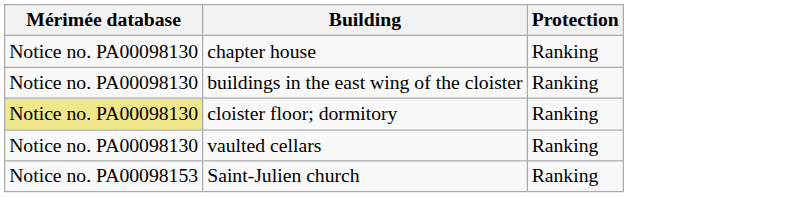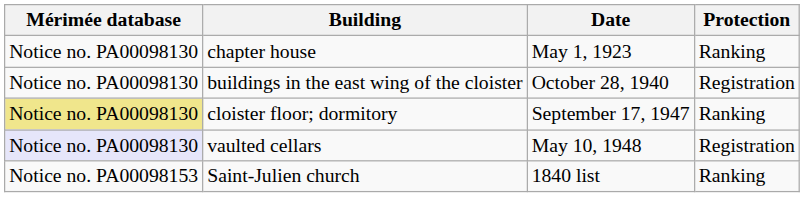+ column: (611, 20)
(565, 82) Ranking -> (747, 82) Registration
(104, 144) no background -> (104, 144) lavender background
(565, 144) Ranking -> (747, 144) Registration
